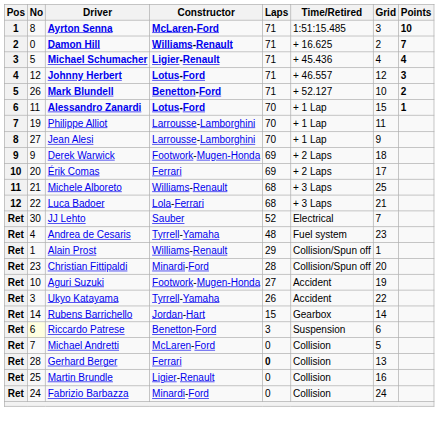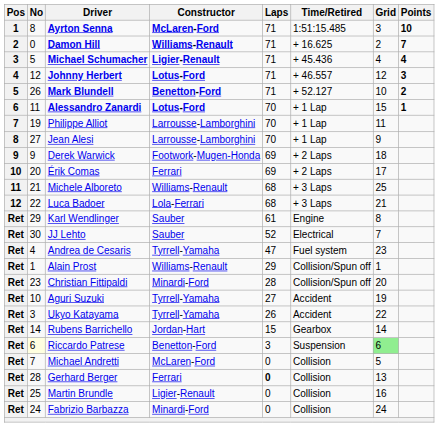+ row: (83, 219)
(270, 235) 48 -> (270, 251) 47
(206, 282) Footwork-Mugen-Honda -> (186, 298) Tyrrell-Yamaha
(378, 330) no background -> (378, 346) lightgreen background
